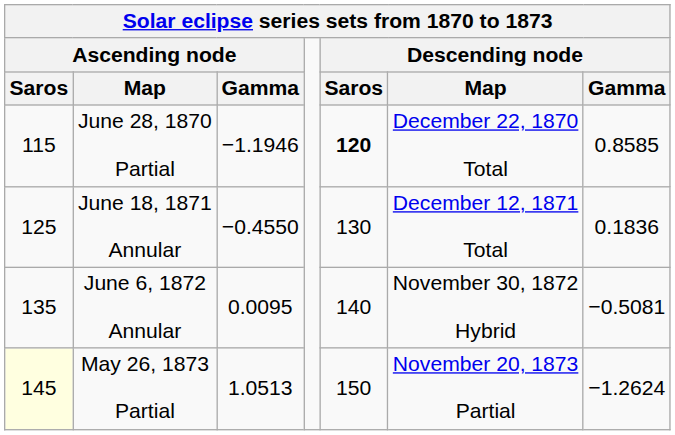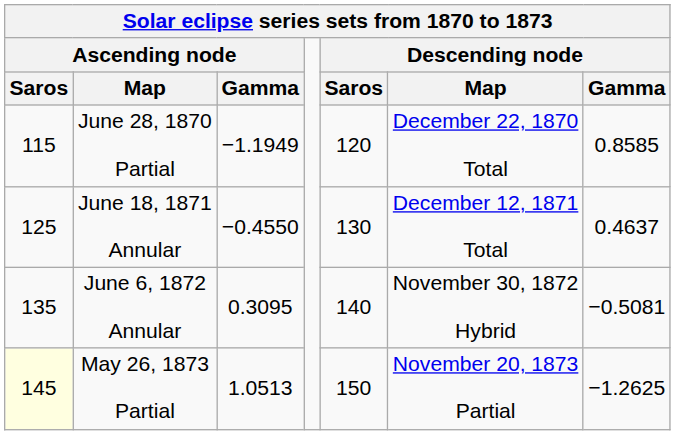(260, 145) −1.1946 -> (260, 145) −1.1949
(354, 145) bold -> (354, 145) normal
(627, 226) 0.1836 -> (627, 226) 0.4637
(260, 307) 0.0095 -> (260, 307) 0.3095
(627, 388) −1.2624 -> (627, 388) −1.2625
